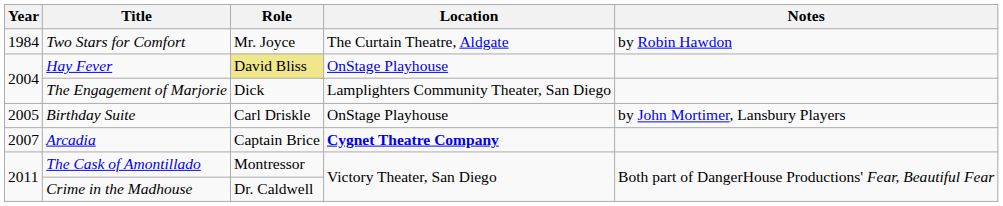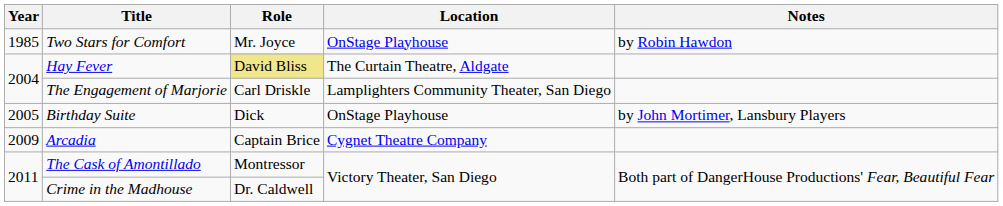(24, 41) 1984 -> (24, 41) 1985
(418, 41) The Curtain Theatre, Aldgate -> (388, 41) OnStage Playhouse
(388, 66) OnStage Playhouse -> (418, 66) The Curtain Theatre, Aldgate
(249, 90) Dick -> (272, 90) Carl Driskle
(272, 115) Carl Driskle -> (249, 115) Dick
(24, 139) 2007 -> (24, 139) 2009
(413, 139) bold -> (407, 139) normal
